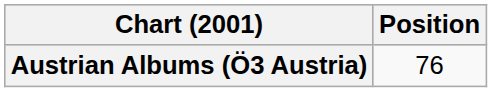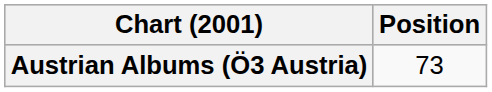(430, 65) 76 -> (430, 65) 73
